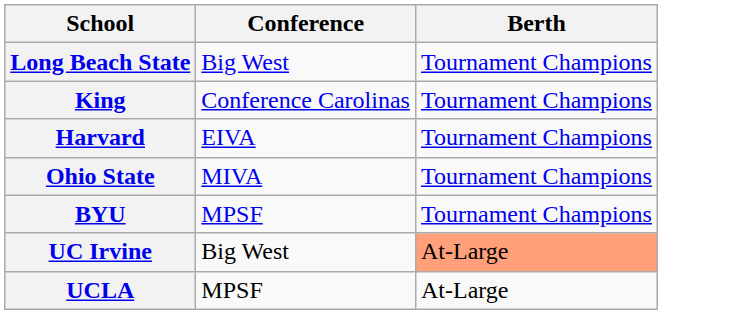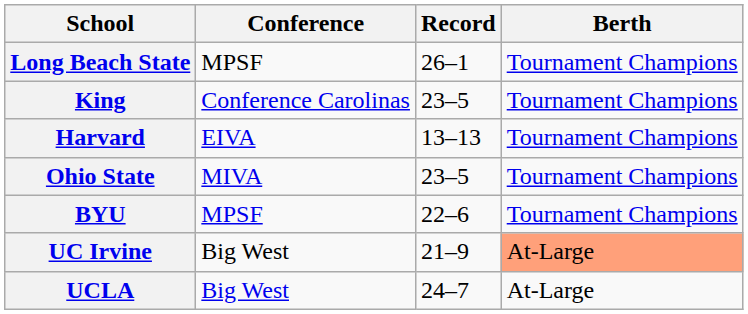+ column: (458, 23)
(245, 61) Big West -> (232, 61) MPSF
(232, 289) MPSF -> (245, 289) Big West
